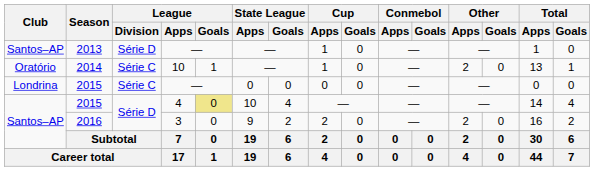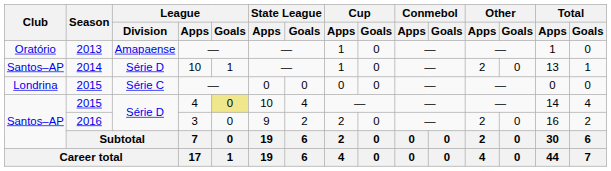(35, 49) Santos–AP -> (35, 49) Oratório
(137, 49) Série D -> (145, 49) Amapaense
(35, 67) Oratório -> (35, 67) Santos–AP
(137, 67) Série C -> (145, 67) Série D
